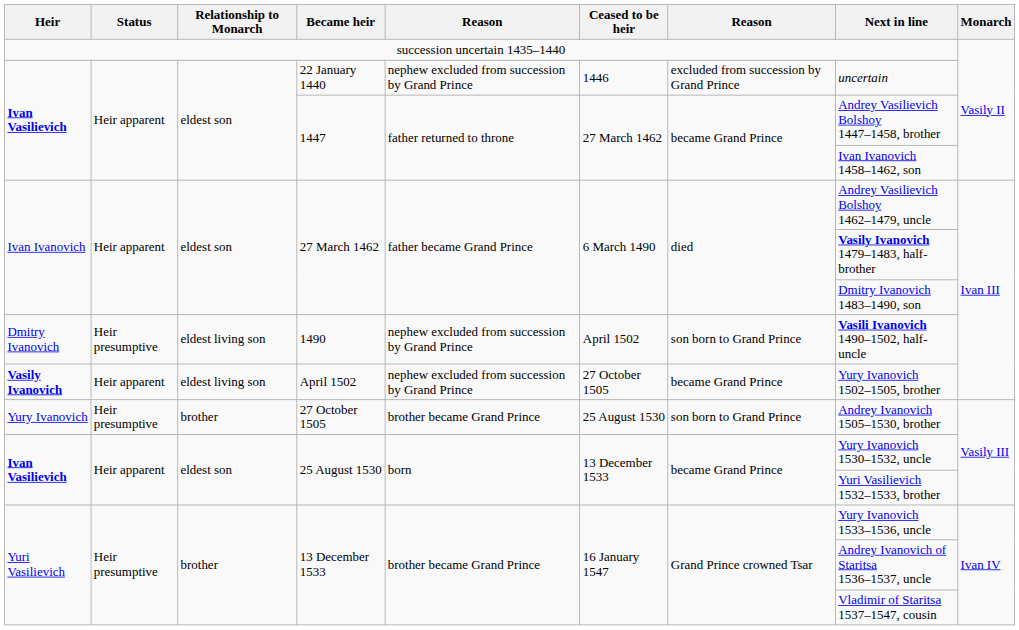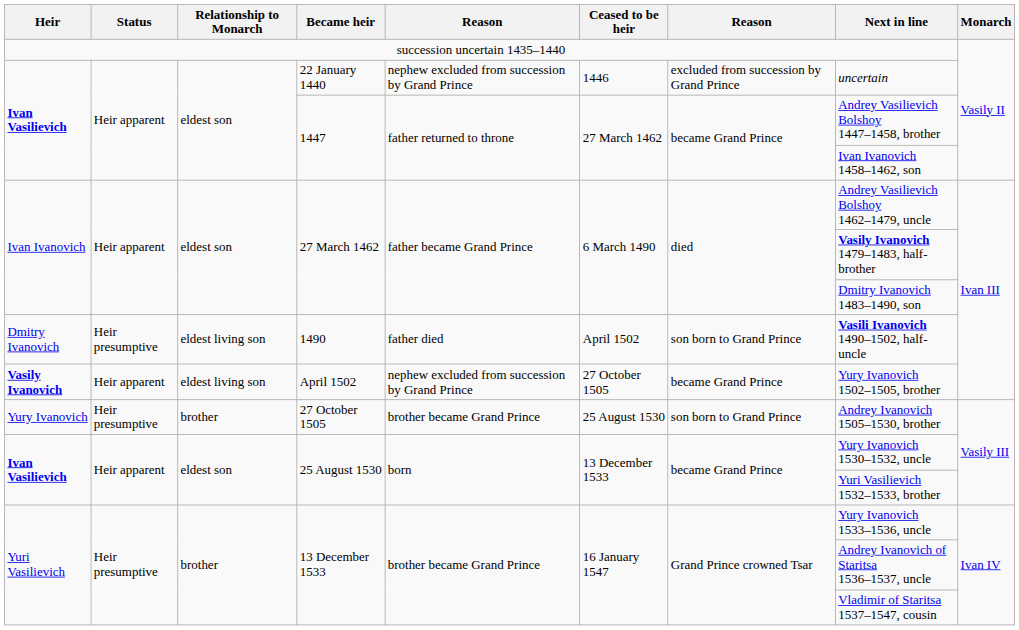(476, 339) nephew excluded from succession by Grand Prince -> (416, 339) father died
